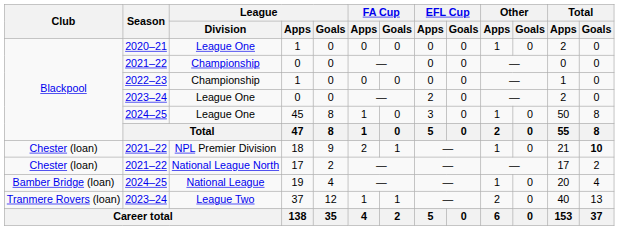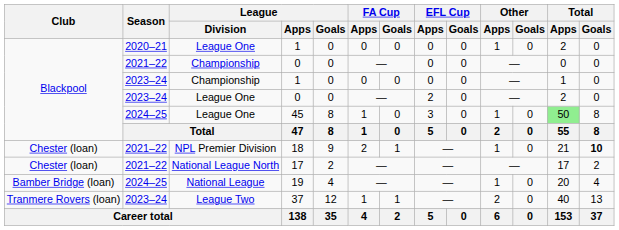(146, 81) 2022–23 -> (146, 81) 2023–24
(563, 115) no background -> (563, 115) lightgreen background
